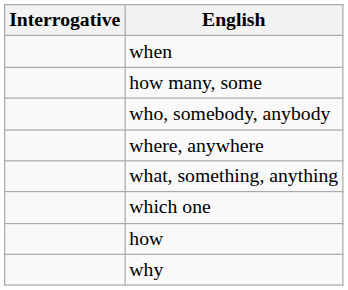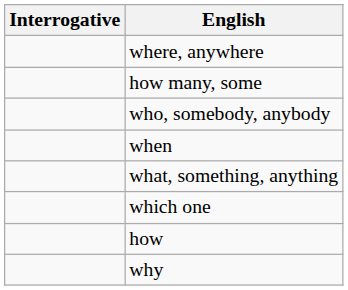rows swapped: (197, 144) <-> (151, 51)
